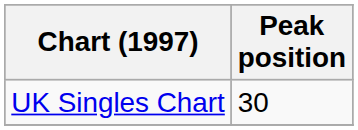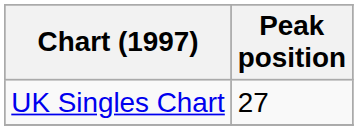(253, 102) 30 -> (253, 102) 27
